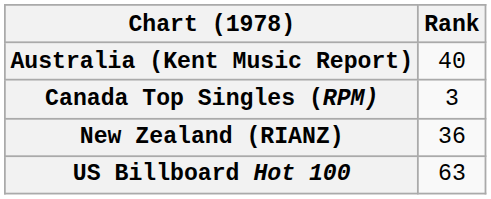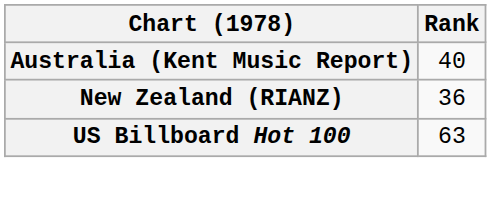- row: (212, 99)
